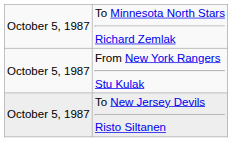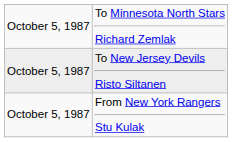rows swapped: (160, 114) <-> (160, 70)
